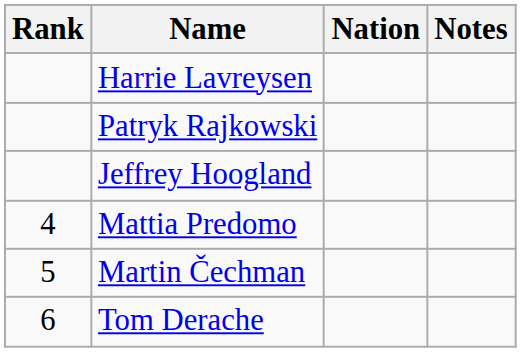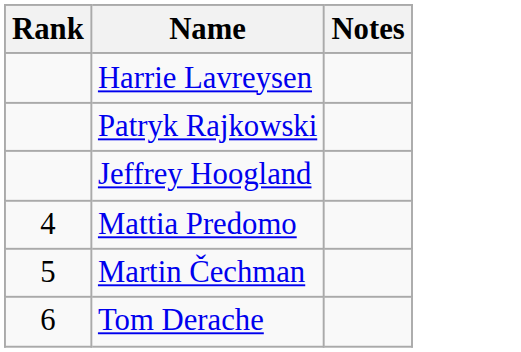- column: (376, 28)
